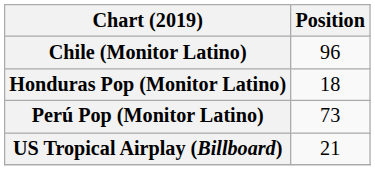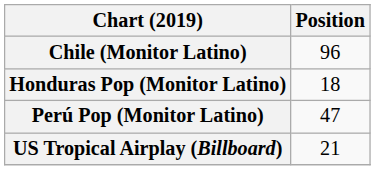(330, 116) 73 -> (330, 116) 47
